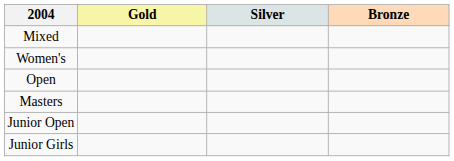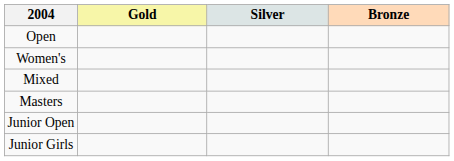rows swapped: (41, 79) <-> (41, 36)
